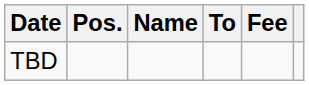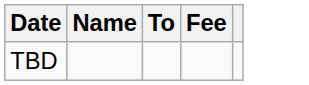- column: (97, 23)
